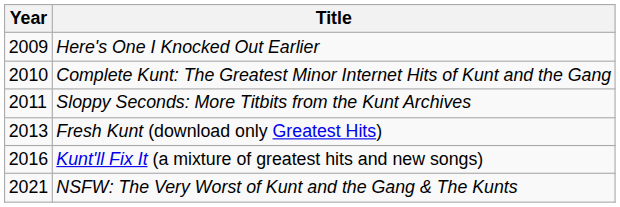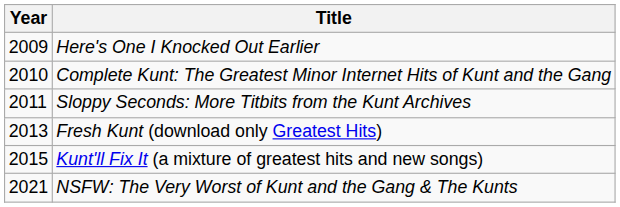(28, 159) 2016 -> (28, 159) 2015
